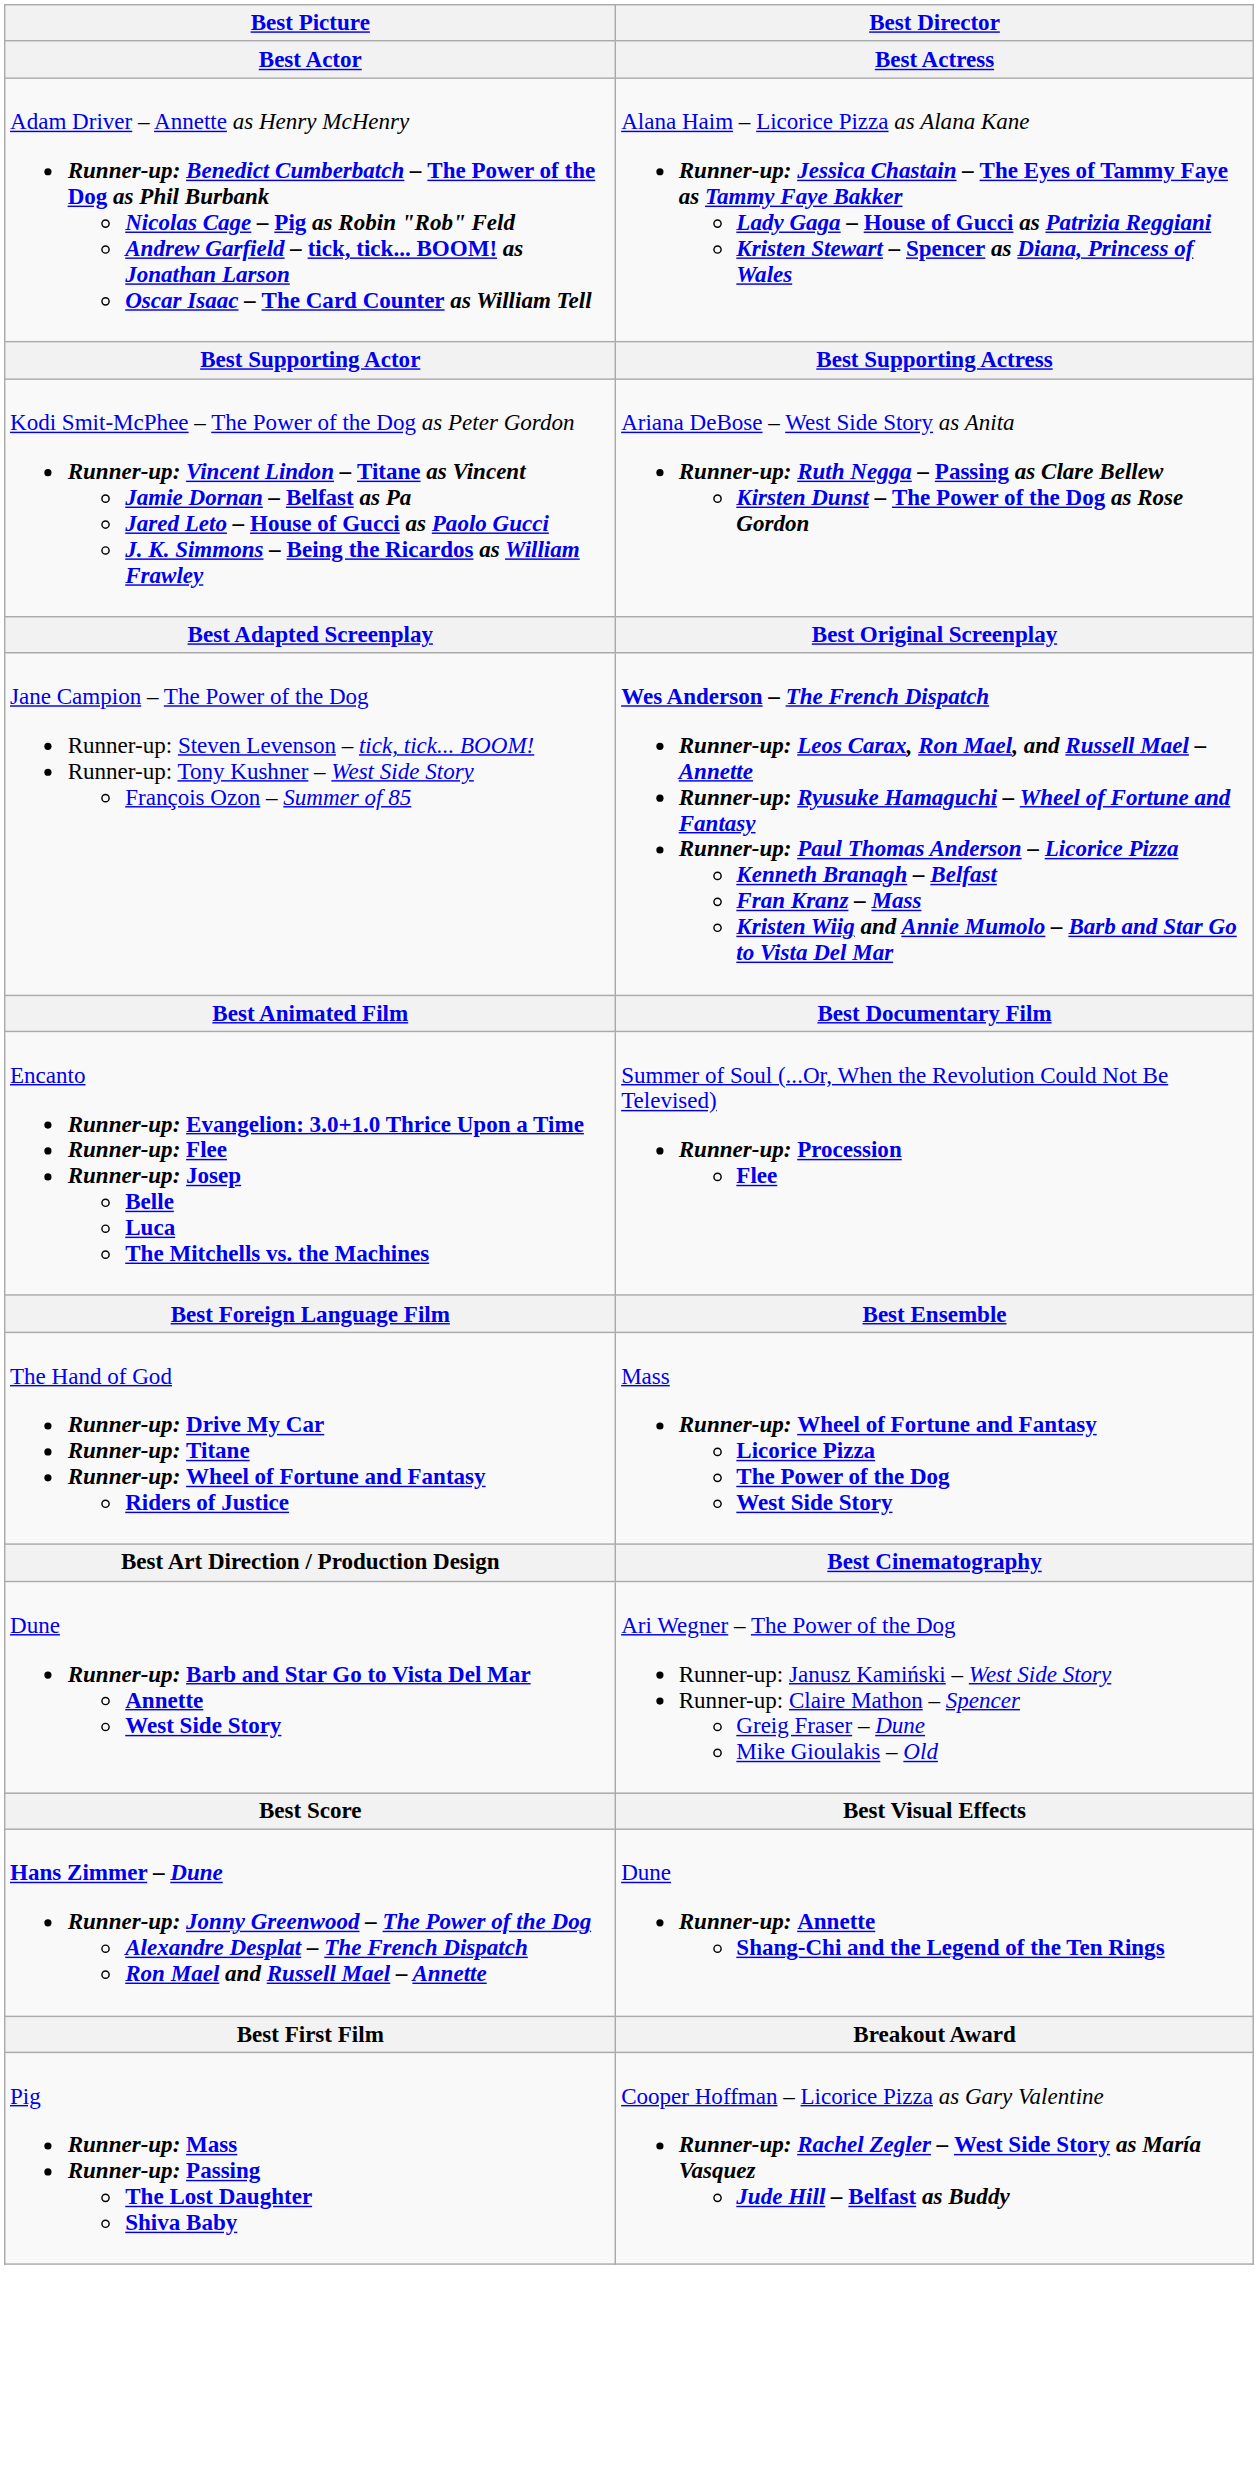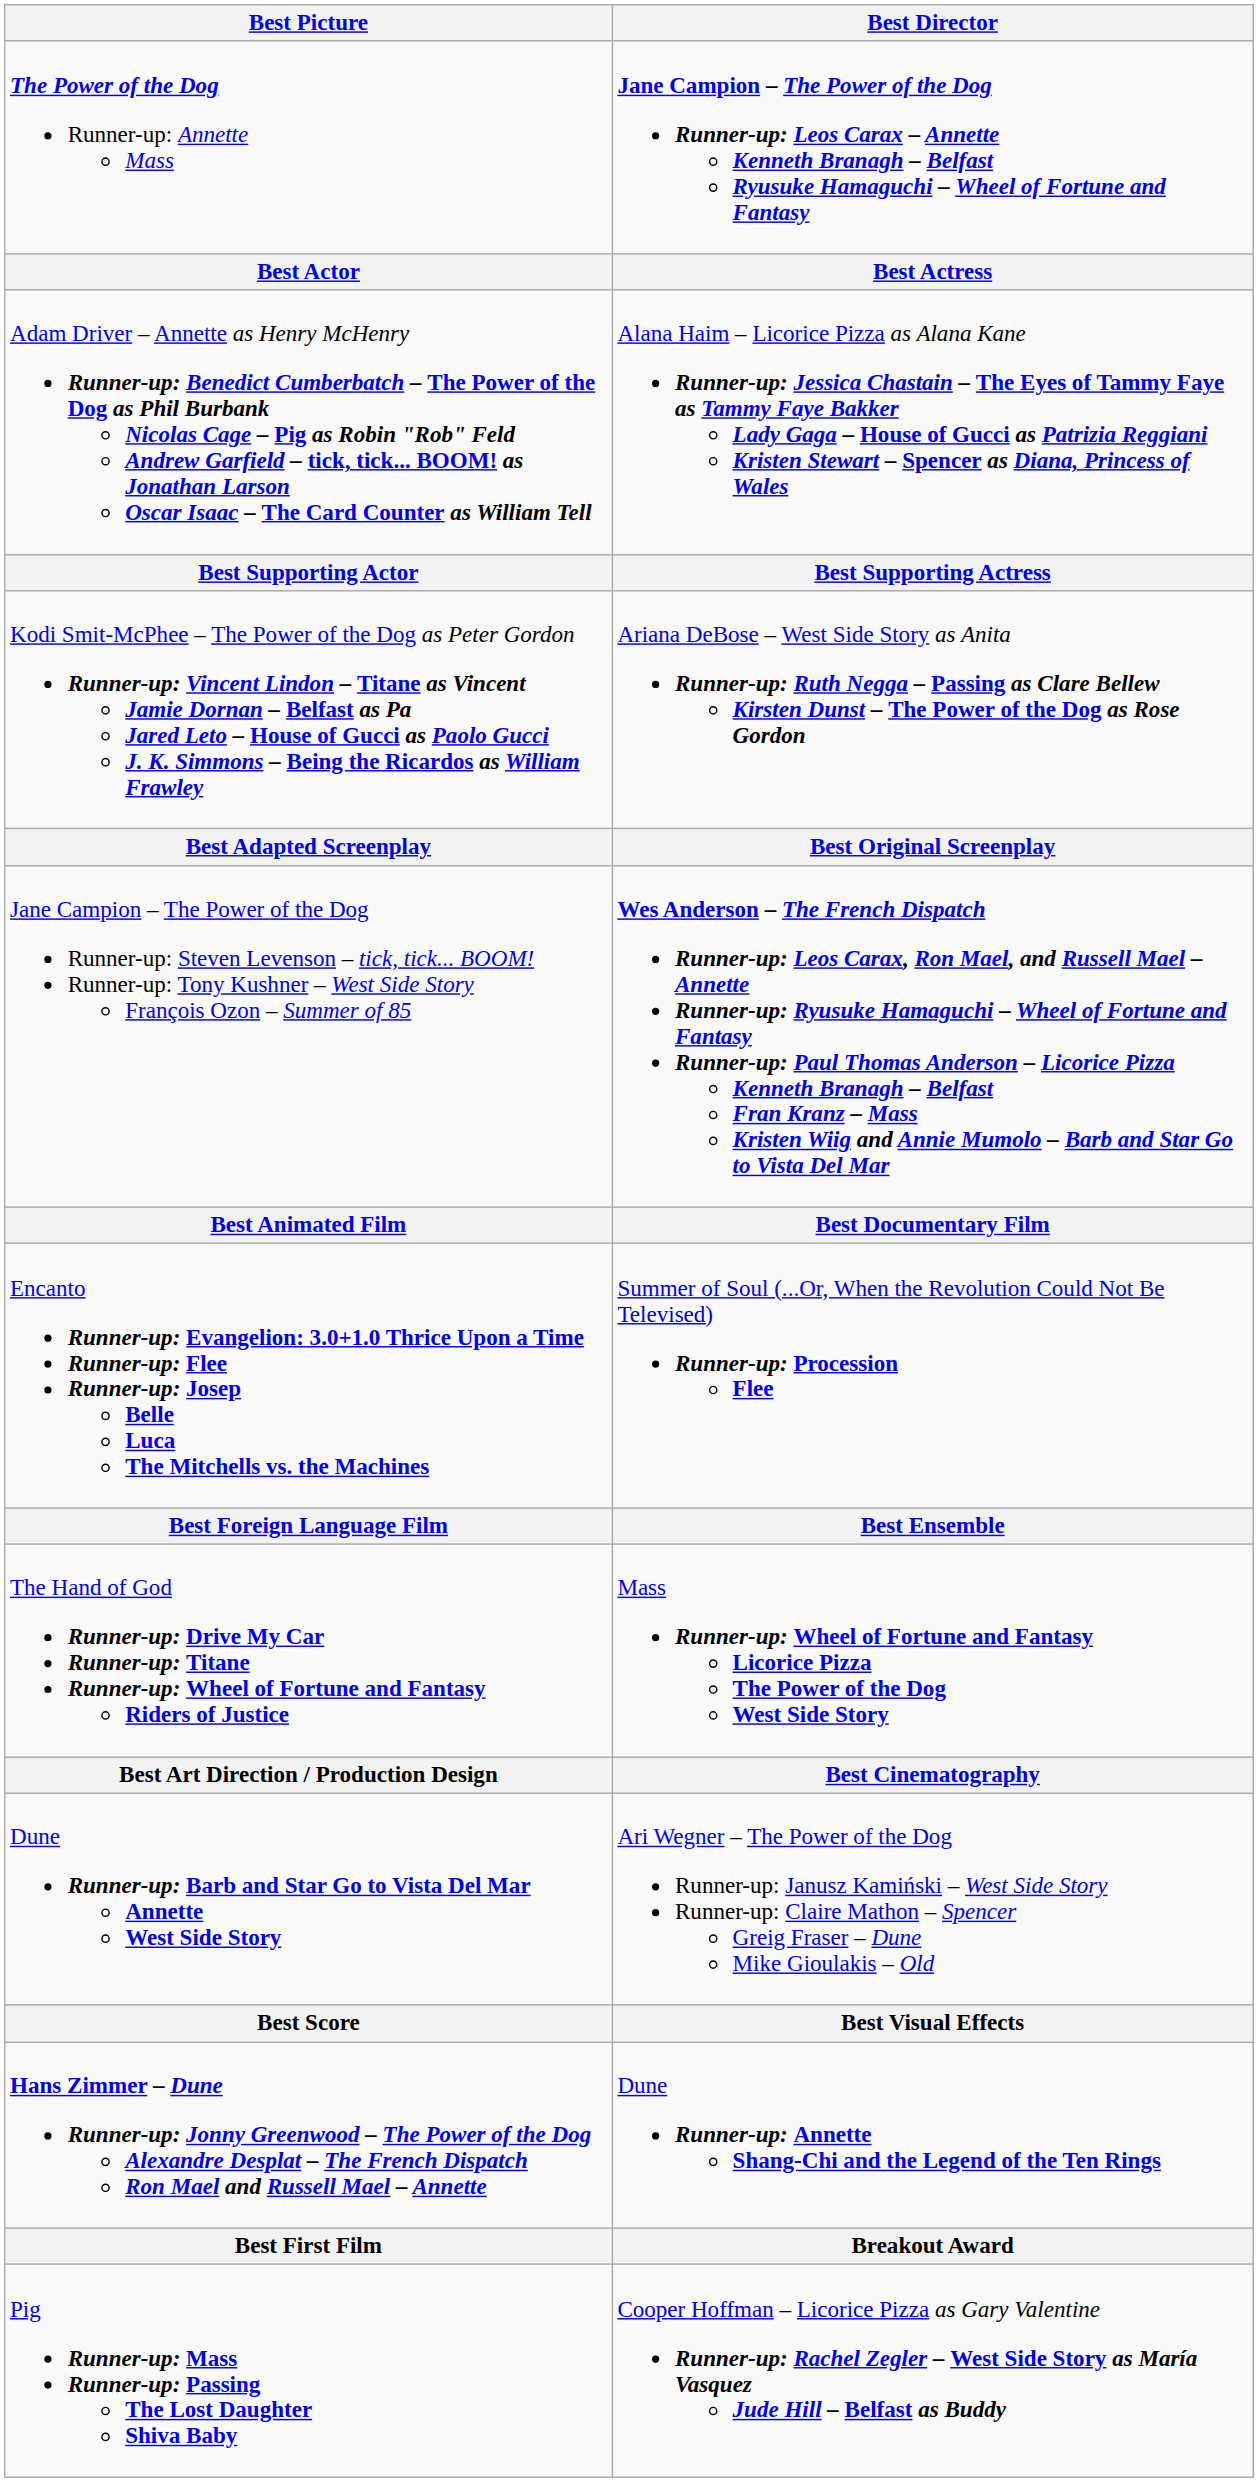+ row: (308, 123)
